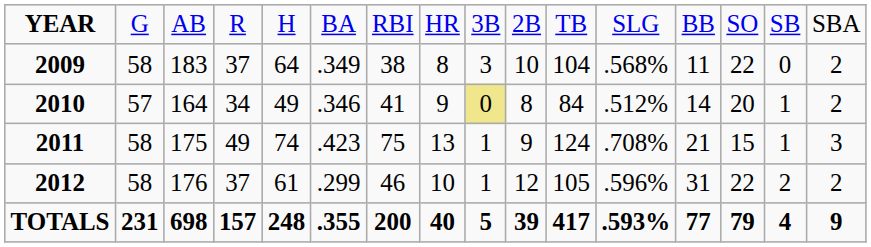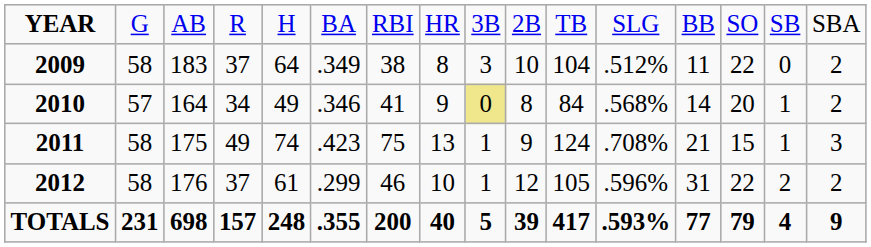(636, 63) .568% -> (636, 63) .512%
(636, 103) .512% -> (636, 103) .568%
